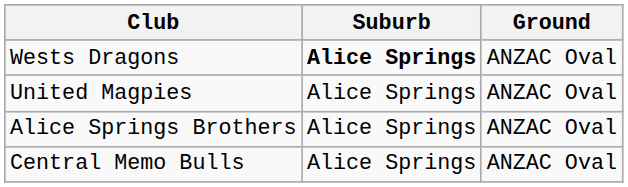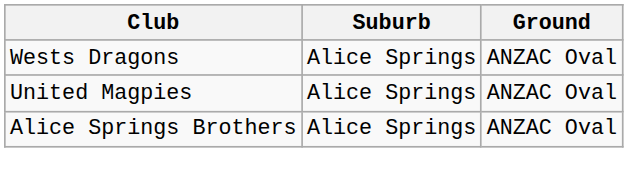(392, 58) bold -> (392, 58) normal
- row: (127, 164)
